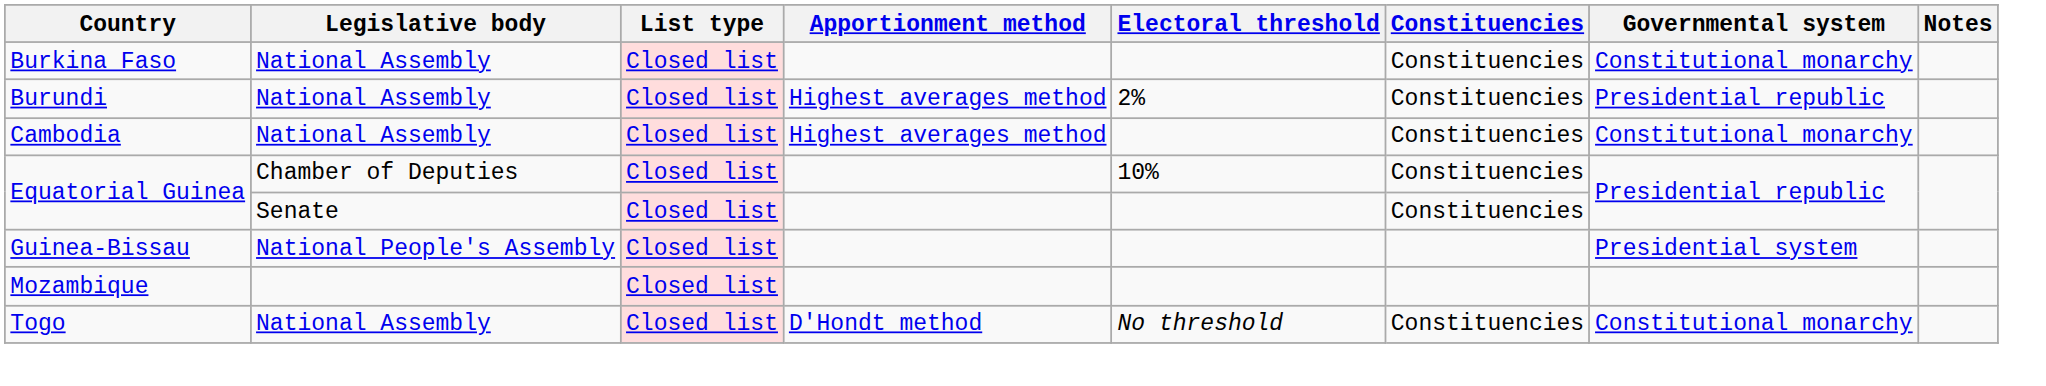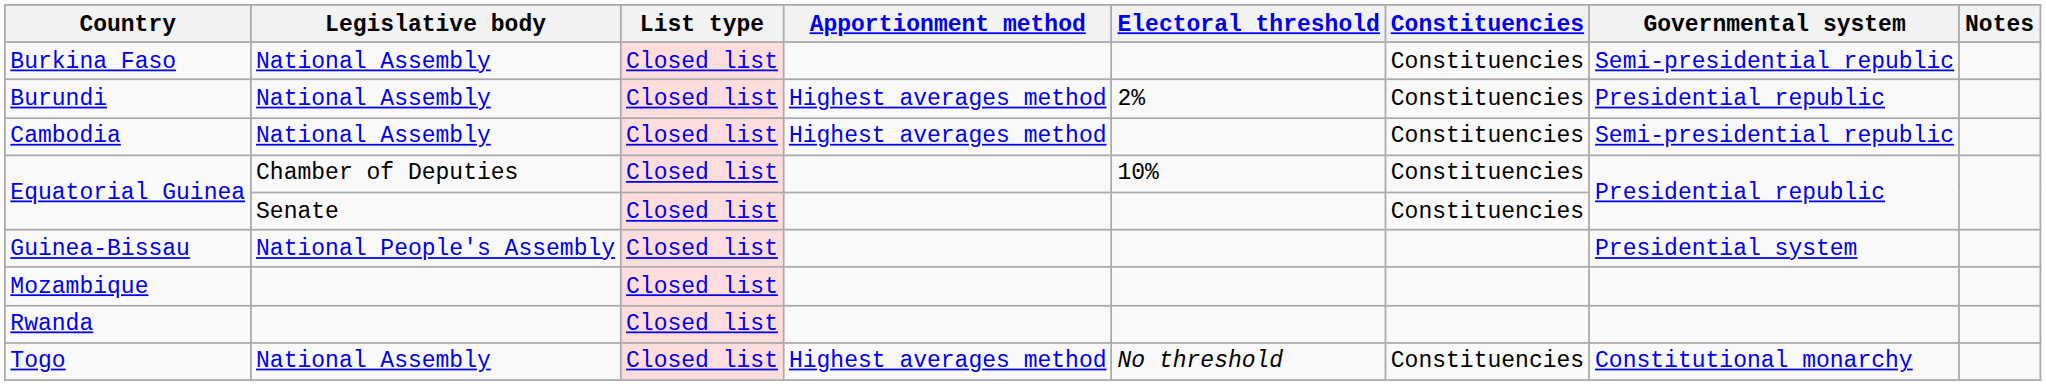(1754, 61) Constitutional monarchy -> (1775, 61) Semi-presidential republic
(1754, 136) Constitutional monarchy -> (1775, 136) Semi-presidential republic
+ row: (52, 324)
(886, 324) D'Hondt method -> (948, 361) Highest averages method
